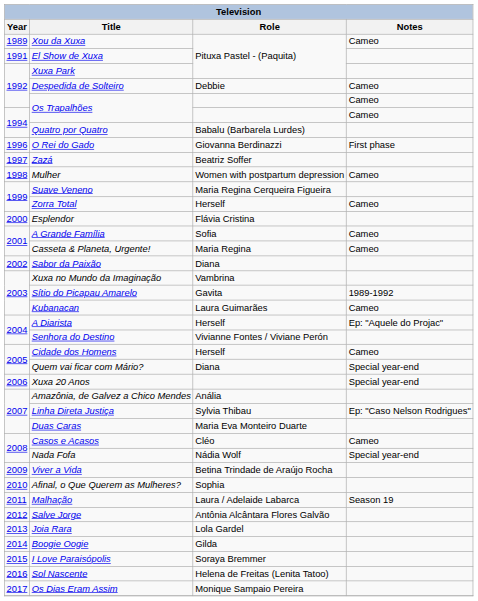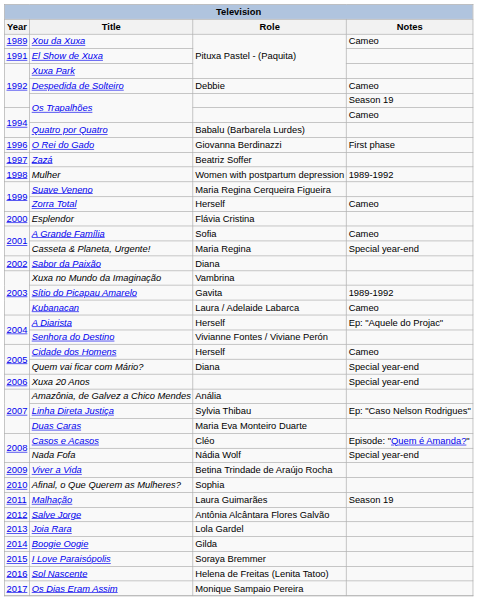(364, 101) Cameo -> (371, 101) Season 19
(364, 175) Cameo -> (371, 175) 1989-1992
(364, 249) Cameo -> (384, 249) Special year-end
(231, 308) Laura Guimarães -> (247, 308) Laura / Adelaide Labarca
(364, 441) Cameo -> (409, 441) Episode: "Quem é Amanda?"
(247, 500) Laura / Adelaide Labarca -> (231, 500) Laura Guimarães
